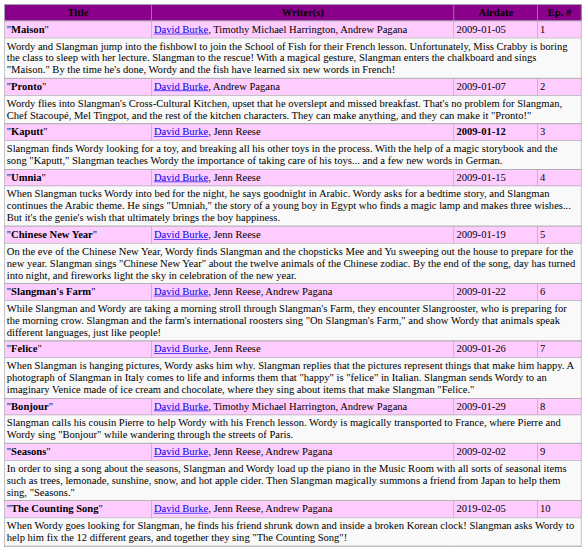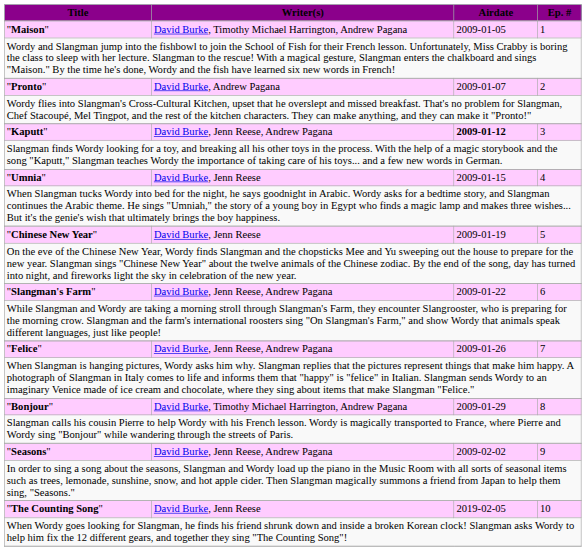(207, 132) David Burke, Jenn Reese -> (243, 132) David Burke, Jenn Reese, Andrew Pagana
(207, 349) David Burke, Jenn Reese -> (243, 349) David Burke, Jenn Reese, Andrew Pagana
(243, 509) David Burke, Jenn Reese, Andrew Pagana -> (207, 509) David Burke, Jenn Reese
